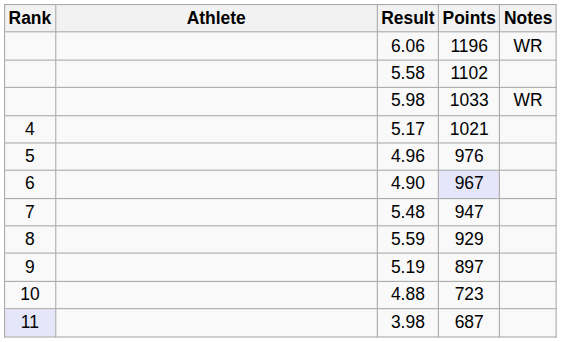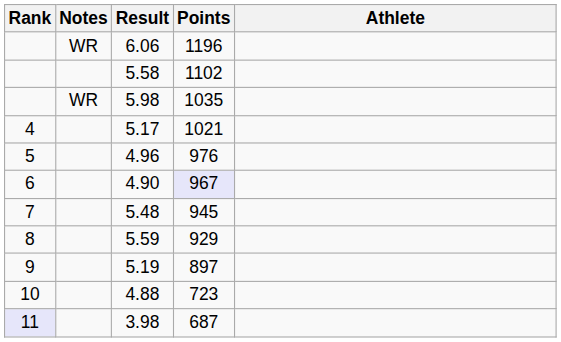columns swapped: (216, 18) <-> (528, 18)
(469, 101) 1033 -> (204, 101) 1035
(469, 211) 947 -> (204, 211) 945
